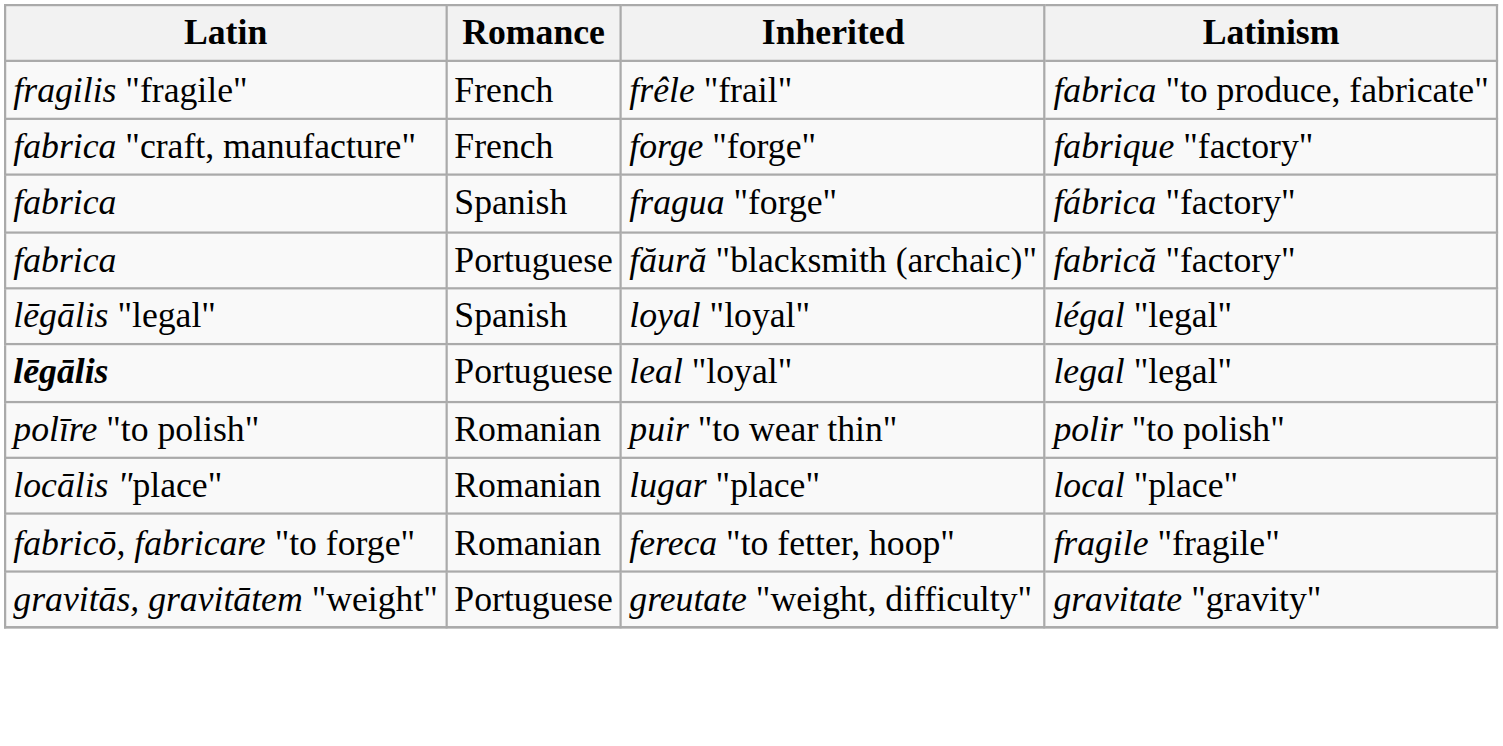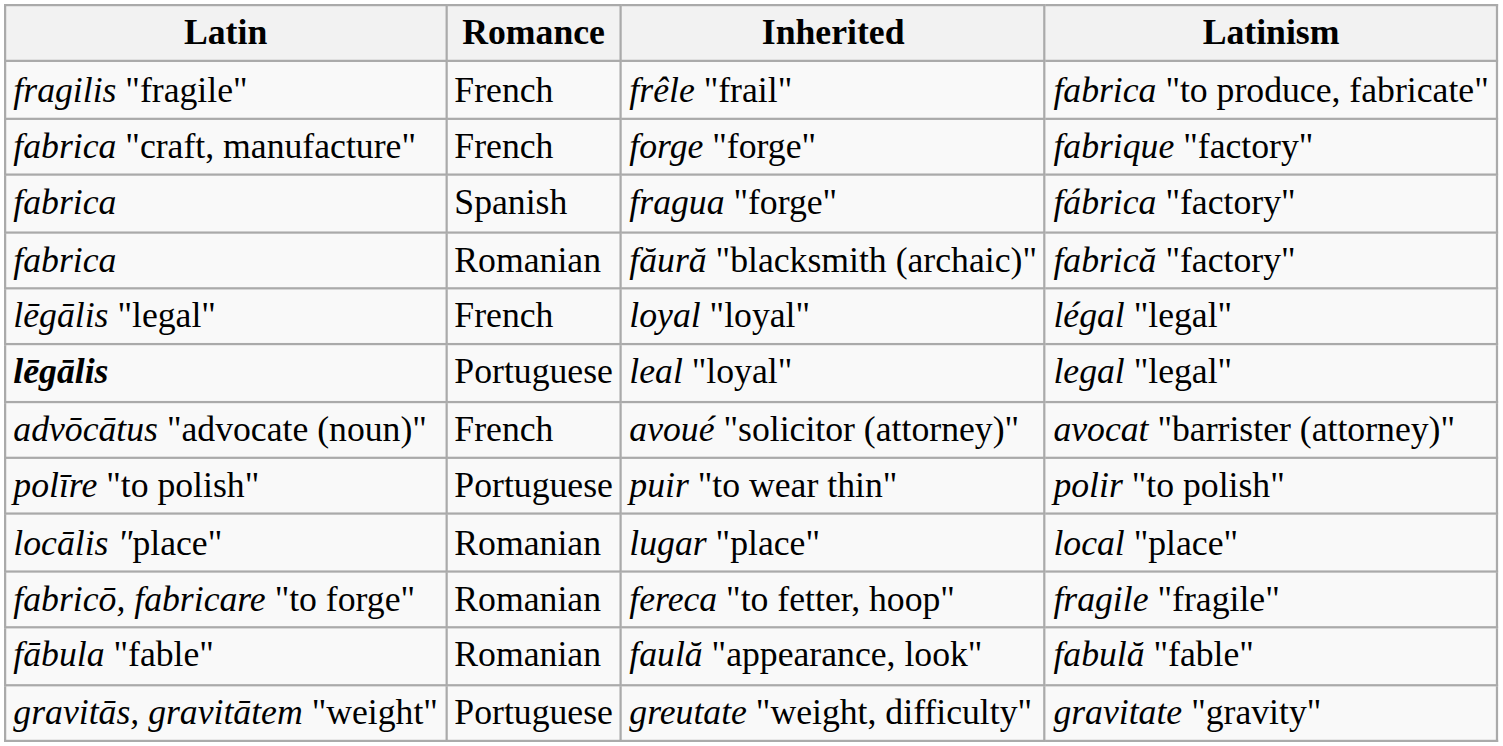(534, 259) Portuguese -> (528, 259) Romanian
(511, 315) Spanish -> (504, 315) French
+ row: (824, 428)
(528, 428) Romanian -> (534, 485) Portuguese
+ row: (806, 655)
